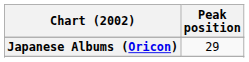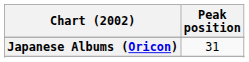(212, 47) 29 -> (212, 47) 31
